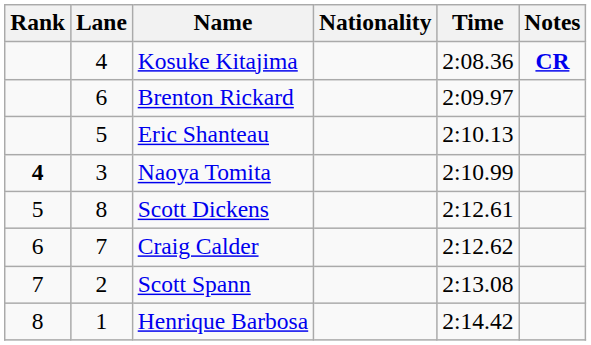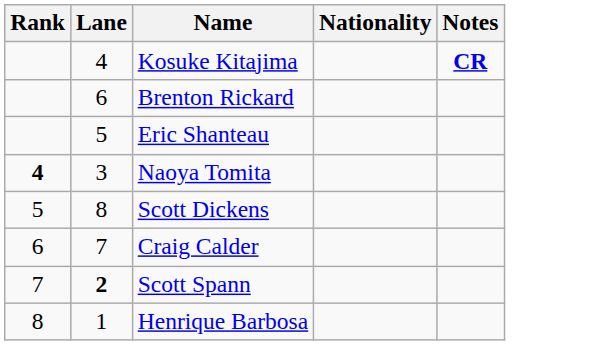- column: (478, 23)
(101, 284) normal -> (101, 284) bold
